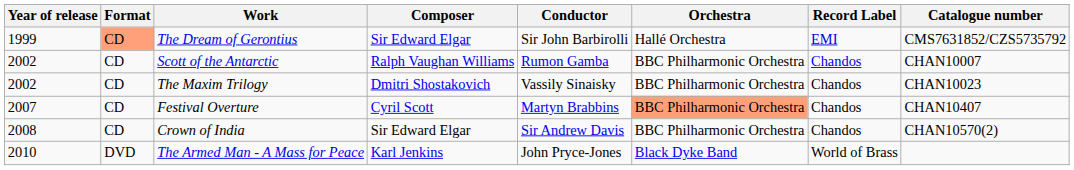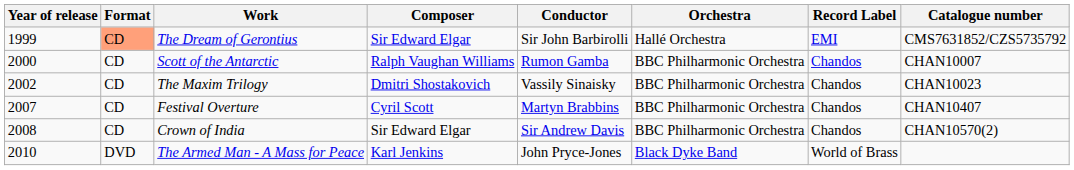(22, 61) 2002 -> (22, 61) 2000
(720, 107) lightsalmon background -> (720, 107) no background
